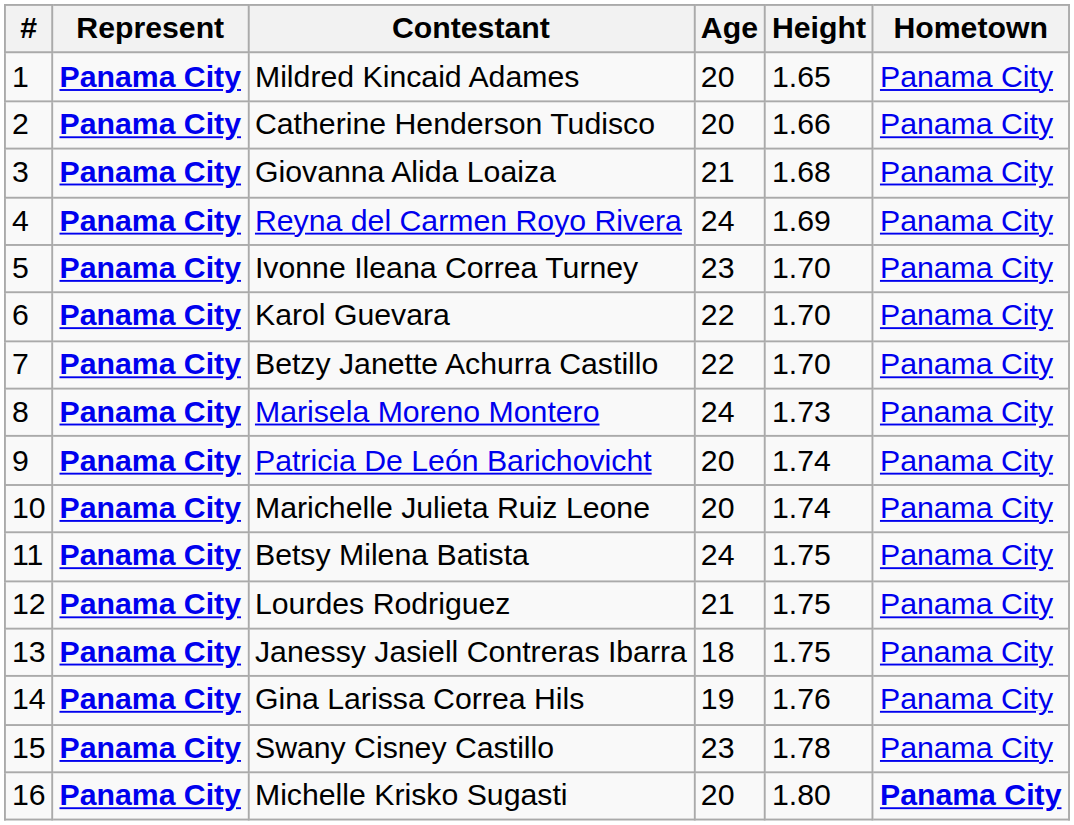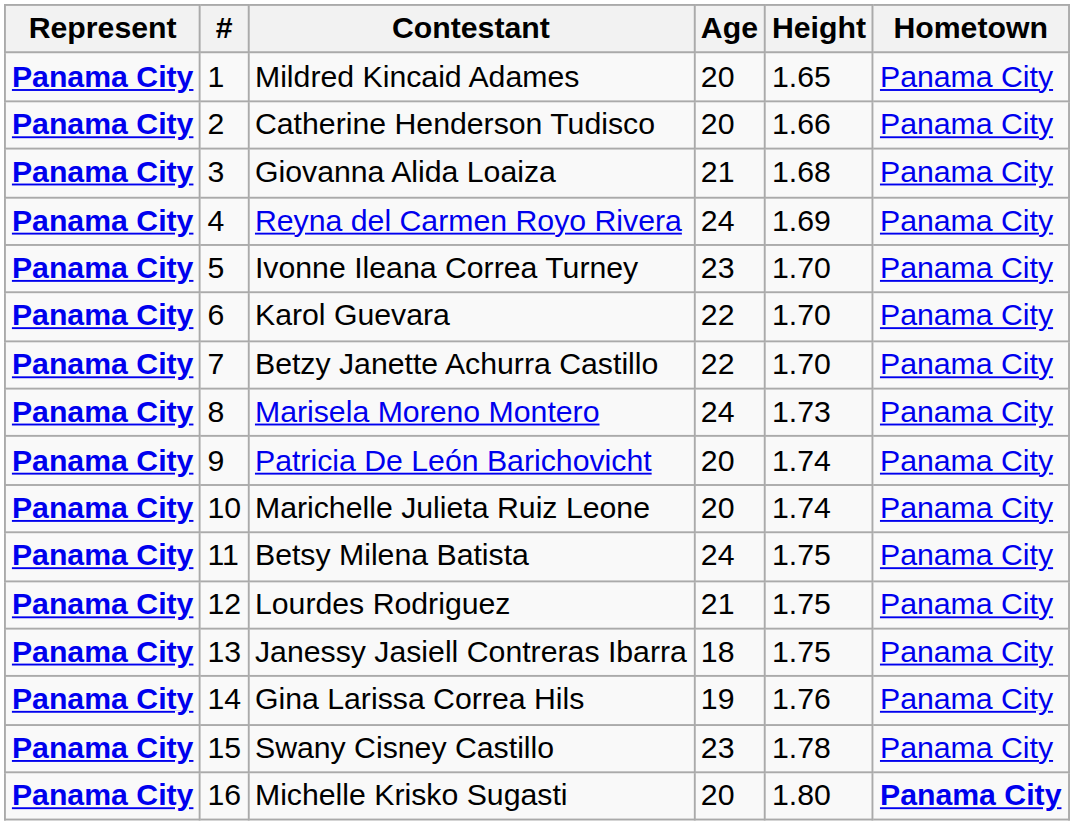columns swapped: (29, 28) <-> (150, 28)
